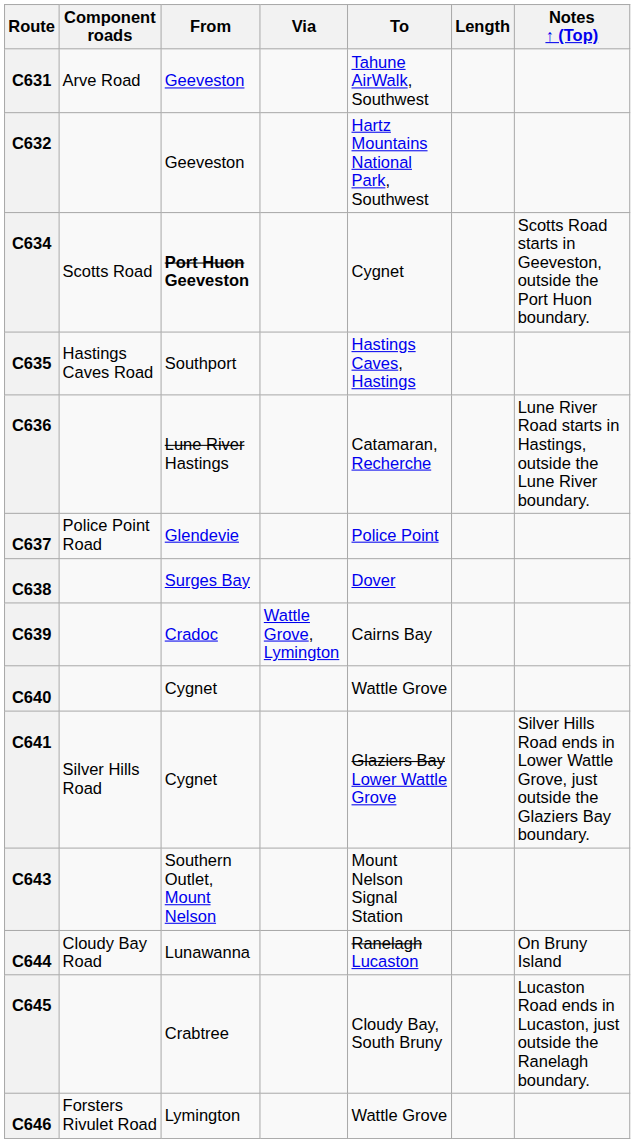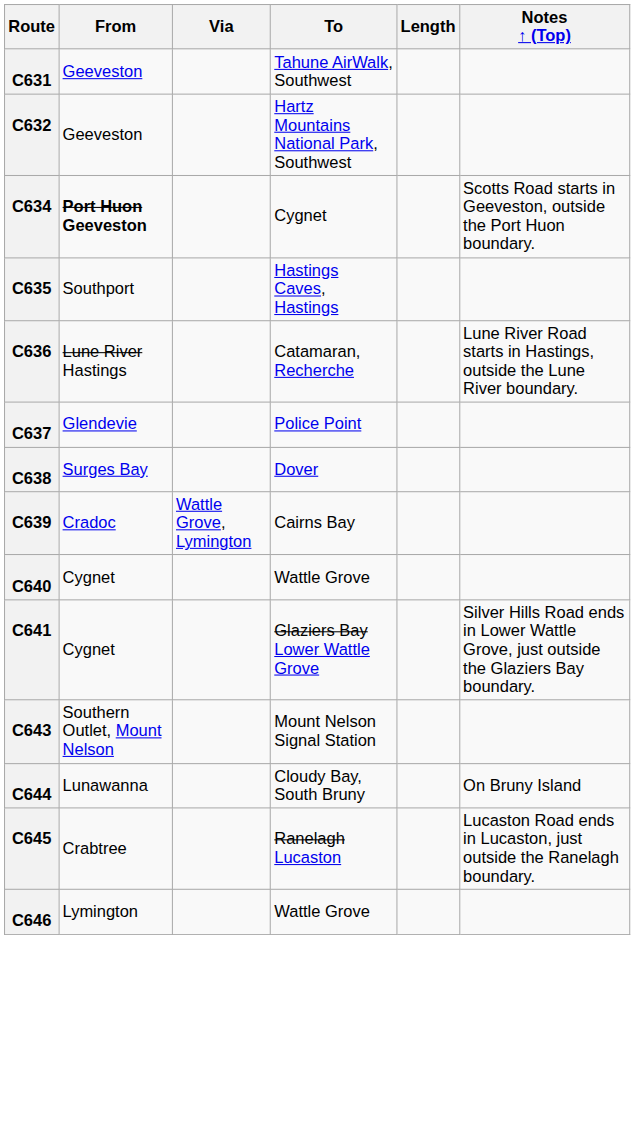- column: (110, 26)
(387, 952) Ranelagh Lucaston -> (320, 785) Cloudy Bay, South Bruny
(397, 1034) Cloudy Bay, South Bruny -> (310, 848) Ranelagh Lucaston
